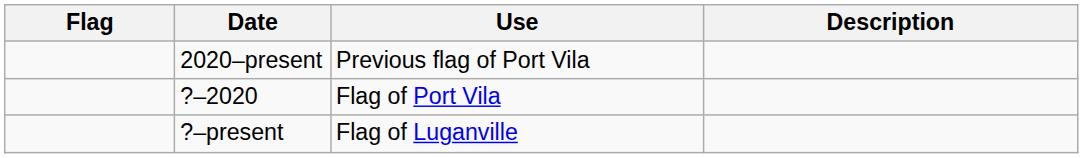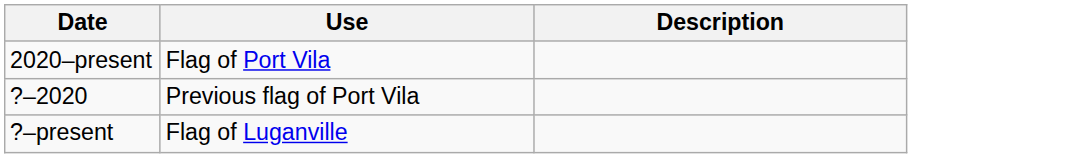- column: (90, 22)
(463, 59) Previous flag of Port Vila -> (248, 59) Flag of Port Vila
(418, 96) Flag of Port Vila -> (293, 96) Previous flag of Port Vila
